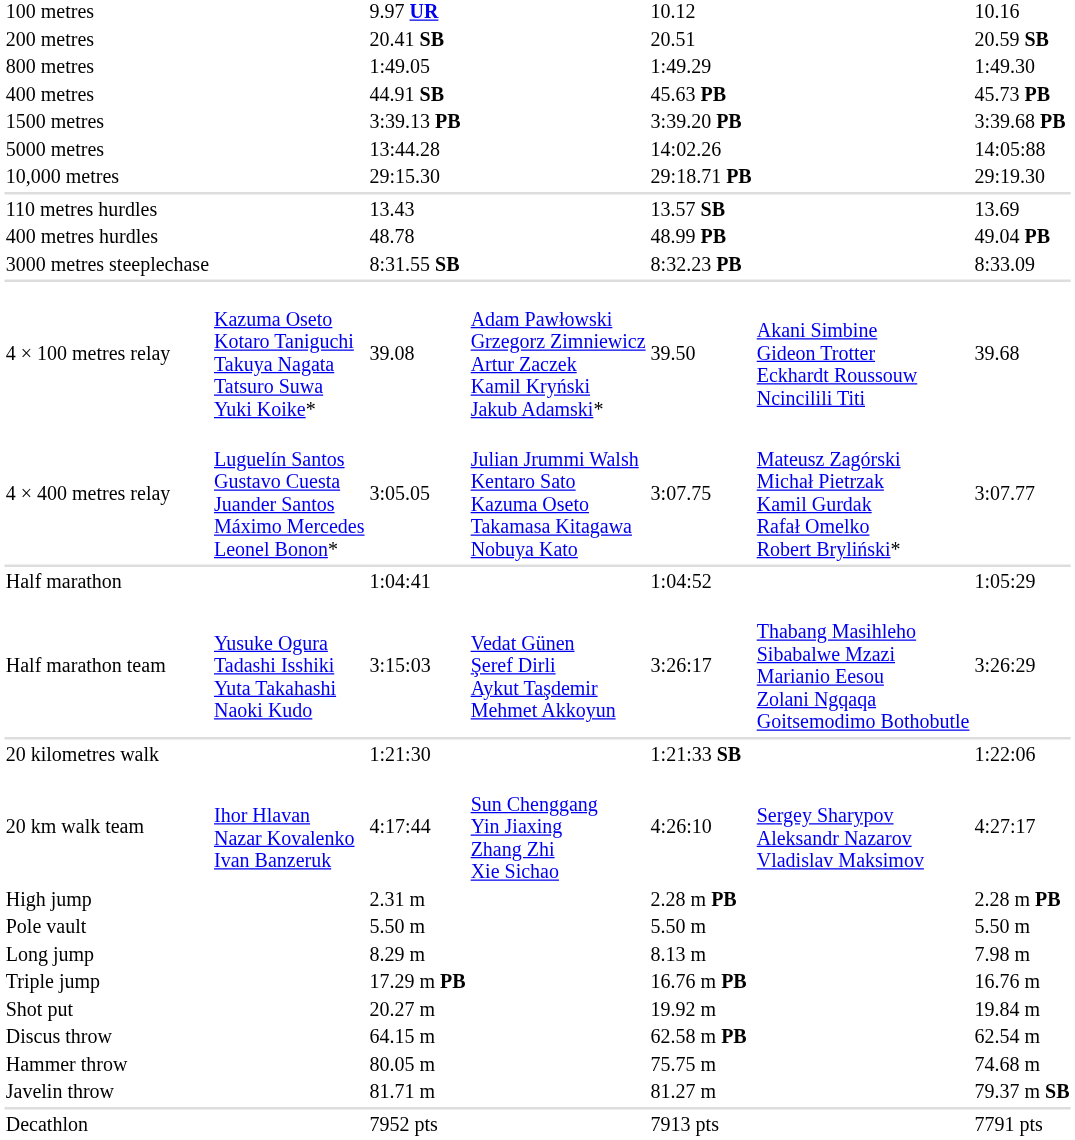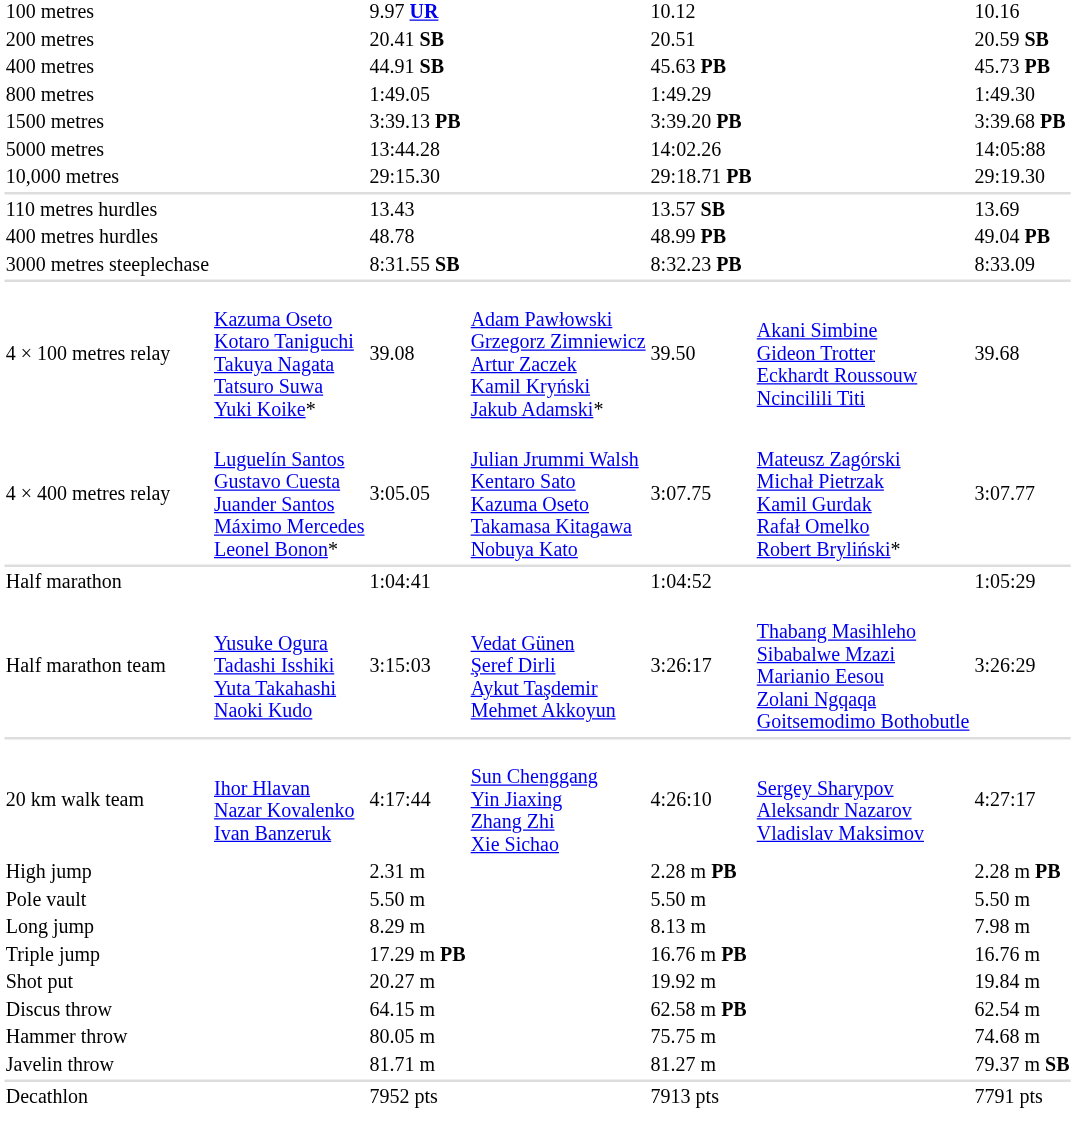rows swapped: (50, 94) <-> (50, 66)
- row: (82, 754)
